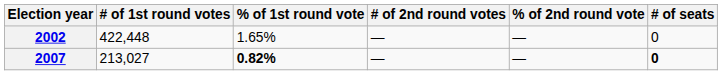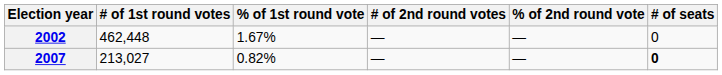(124, 37) 422,448 -> (124, 37) 462,448
(256, 37) 1.65% -> (256, 37) 1.67%
(256, 59) bold -> (256, 59) normal
